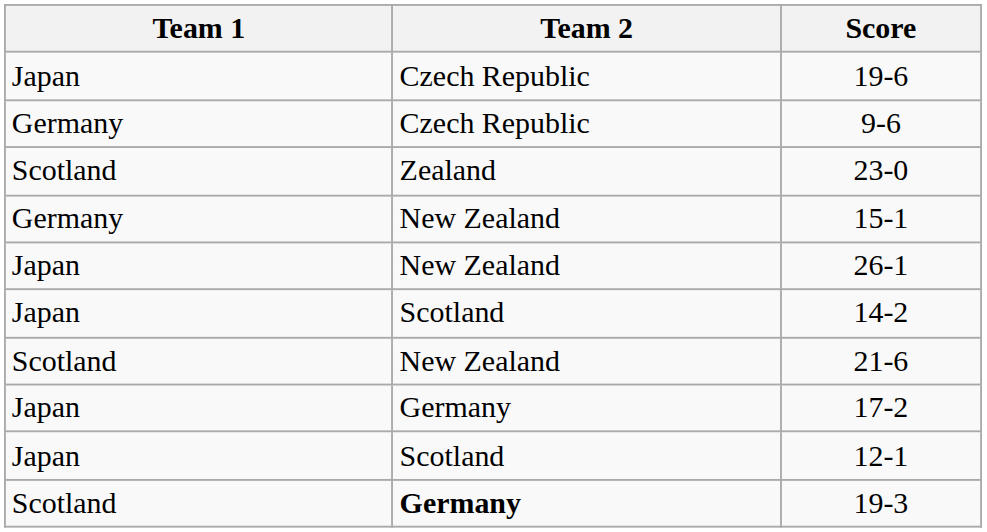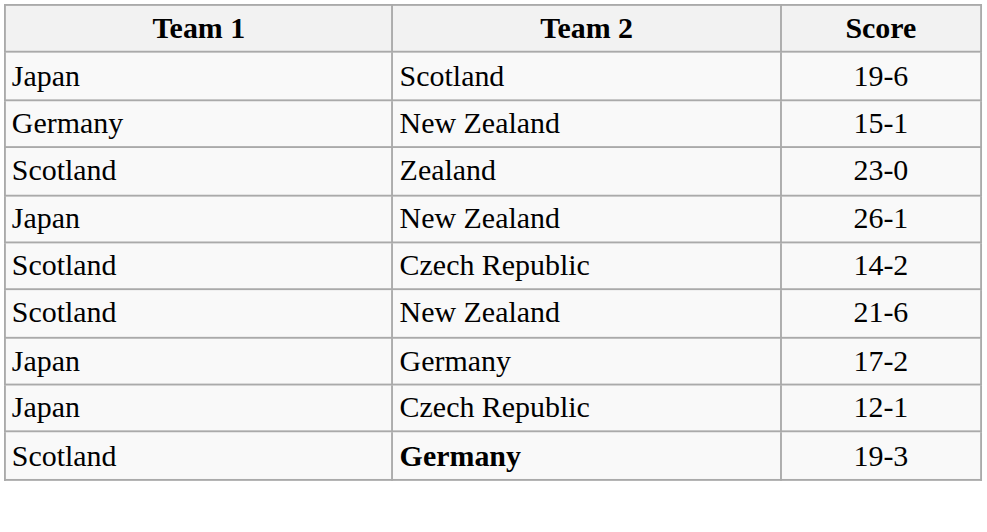(495, 75) Czech Republic -> (452, 75) Scotland
- row: (881, 123)
rows swapped: (881, 170) <-> (881, 218)
(46, 312) Japan -> (64, 265) Scotland
(452, 312) Scotland -> (495, 265) Czech Republic
(452, 455) Scotland -> (495, 407) Czech Republic
